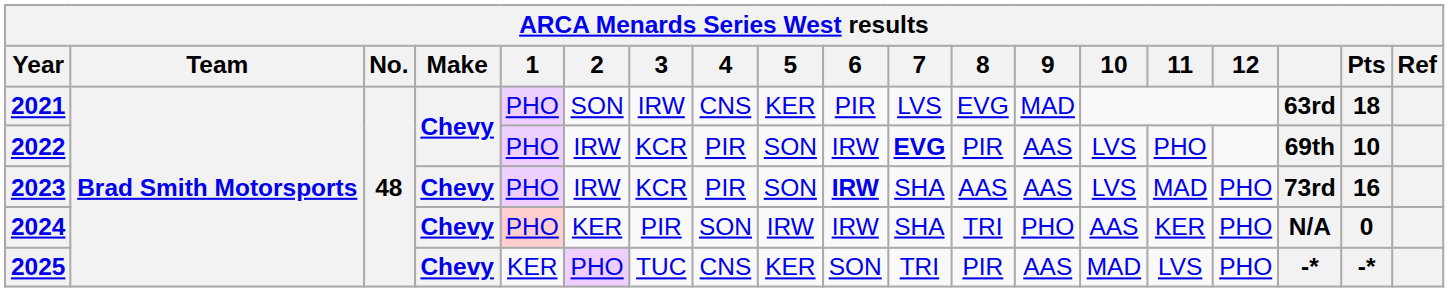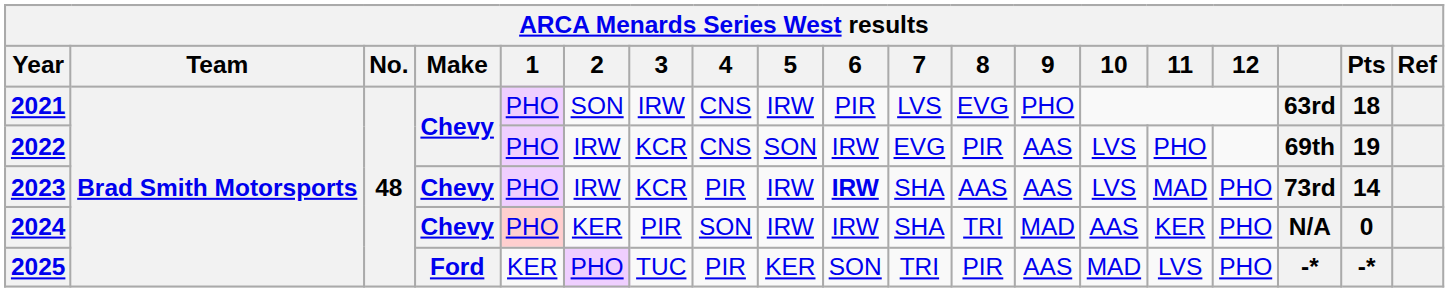(790, 106) KER -> (790, 106) IRW
(1048, 106) MAD -> (1048, 106) PHO
(725, 146) PIR -> (725, 146) CNS
(919, 146) bold -> (919, 146) normal
(1367, 146) 10 -> (1367, 146) 19
(790, 187) SON -> (790, 187) IRW
(1367, 187) 16 -> (1367, 187) 14
(1048, 227) PHO -> (1048, 227) MAD
(457, 267) Chevy -> (457, 267) Ford
(725, 267) CNS -> (725, 267) PIR
